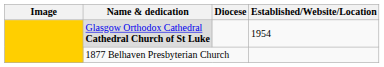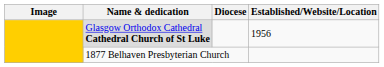(261, 33) 1954 -> (261, 33) 1956
